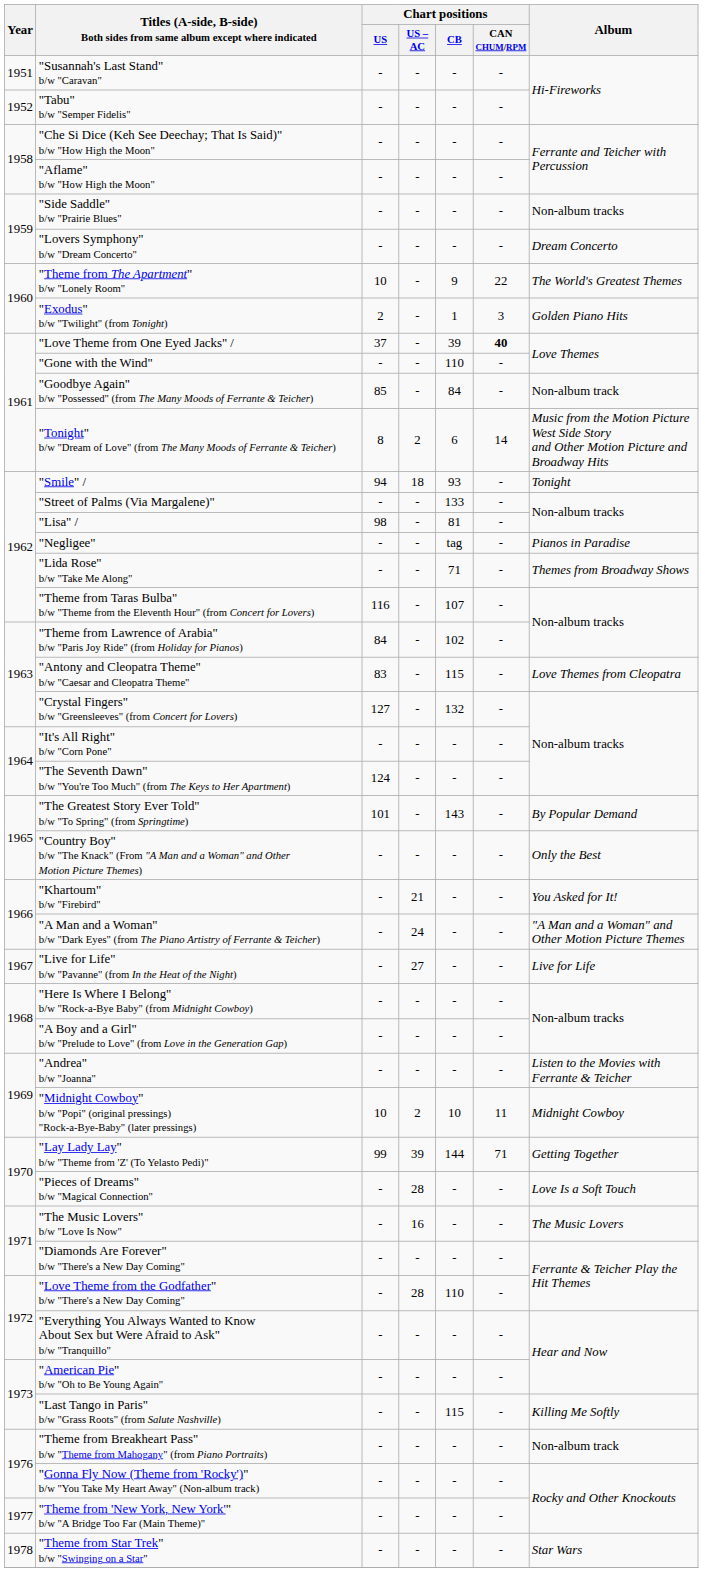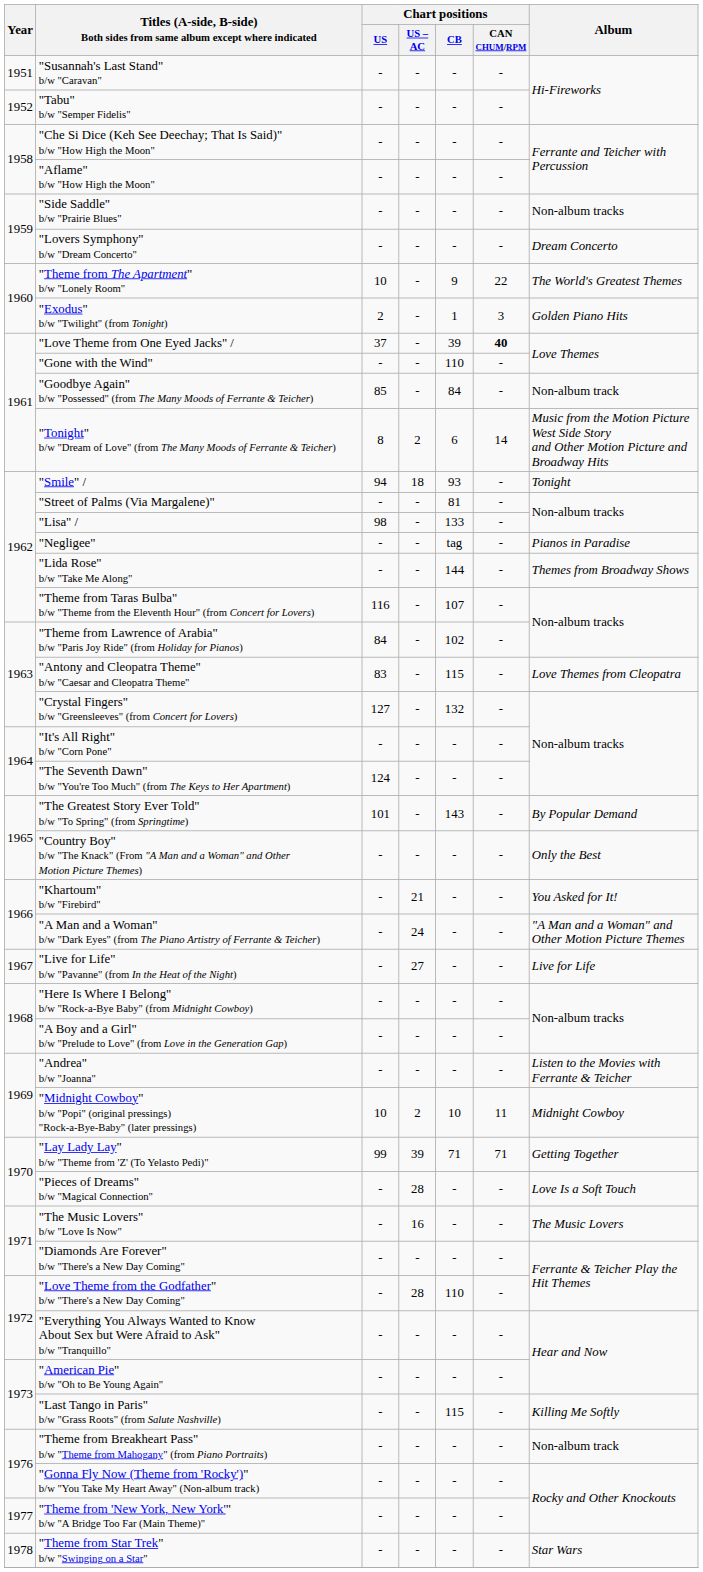(454, 502) 133 -> (454, 502) 81
(454, 522) 81 -> (454, 522) 133
(454, 570) 71 -> (454, 570) 144
(454, 1154) 144 -> (454, 1154) 71
